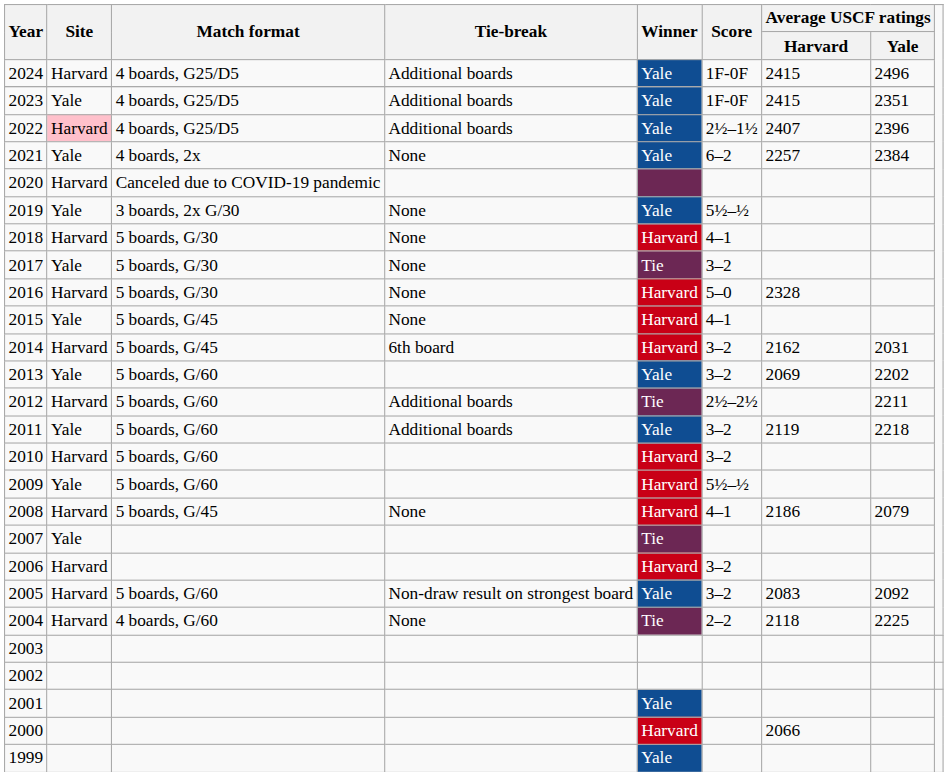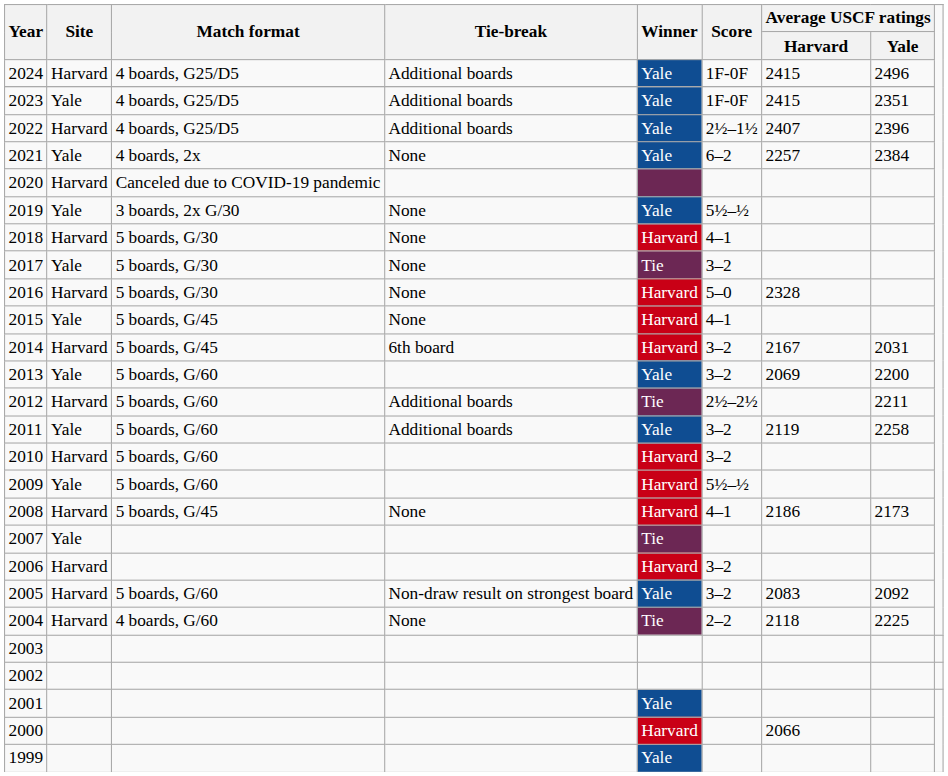(79, 127) pink background -> (79, 127) no background
(783, 347) 2162 -> (783, 347) 2167
(892, 374) 2202 -> (892, 374) 2200
(892, 429) 2218 -> (892, 429) 2258
(892, 511) 2079 -> (892, 511) 2173
